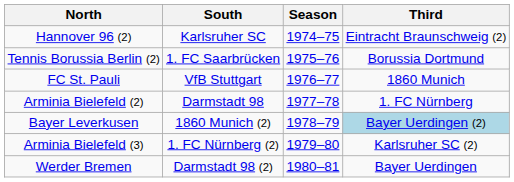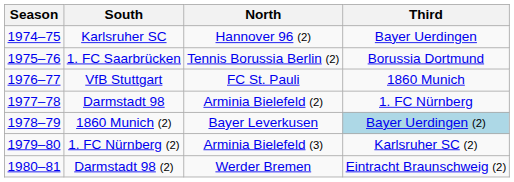columns swapped: (313, 15) <-> (84, 15)
(426, 36) Eintracht Braunschweig (2) -> (426, 36) Bayer Uerdingen
(426, 166) Bayer Uerdingen -> (426, 166) Eintracht Braunschweig (2)
